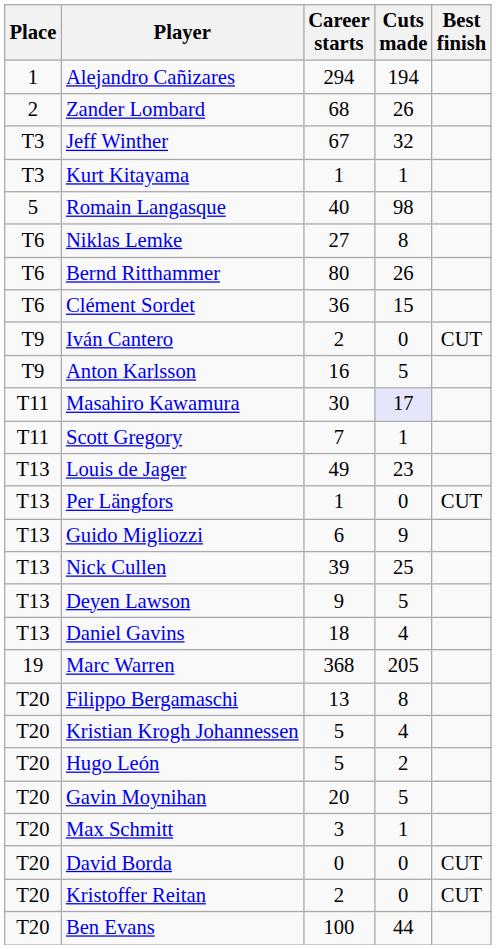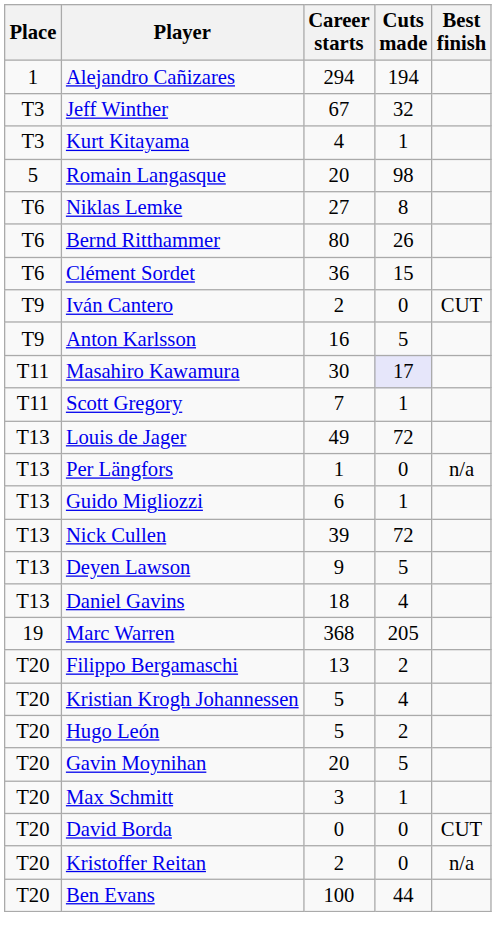- row: (136, 109)
(339, 175) 1 -> (339, 142) 4
(339, 207) 40 -> (339, 175) 20
(403, 469) 23 -> (403, 436) 72
(462, 502) CUT -> (461, 469) n/a
(403, 535) 9 -> (403, 502) 1
(403, 567) 25 -> (403, 535) 72
(403, 698) 8 -> (403, 666) 2
(462, 895) CUT -> (461, 862) n/a
